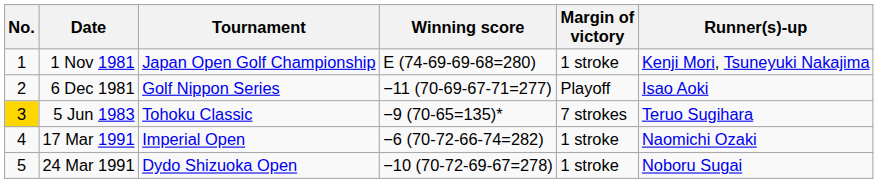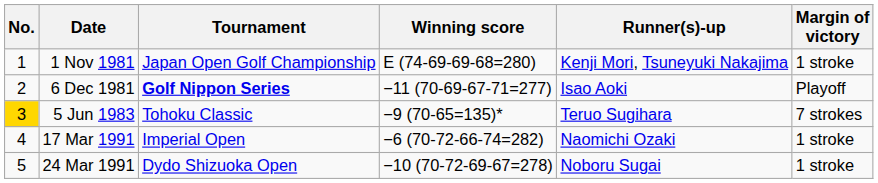columns swapped: (597, 27) <-> (756, 27)
(211, 88) normal -> (216, 88) bold
